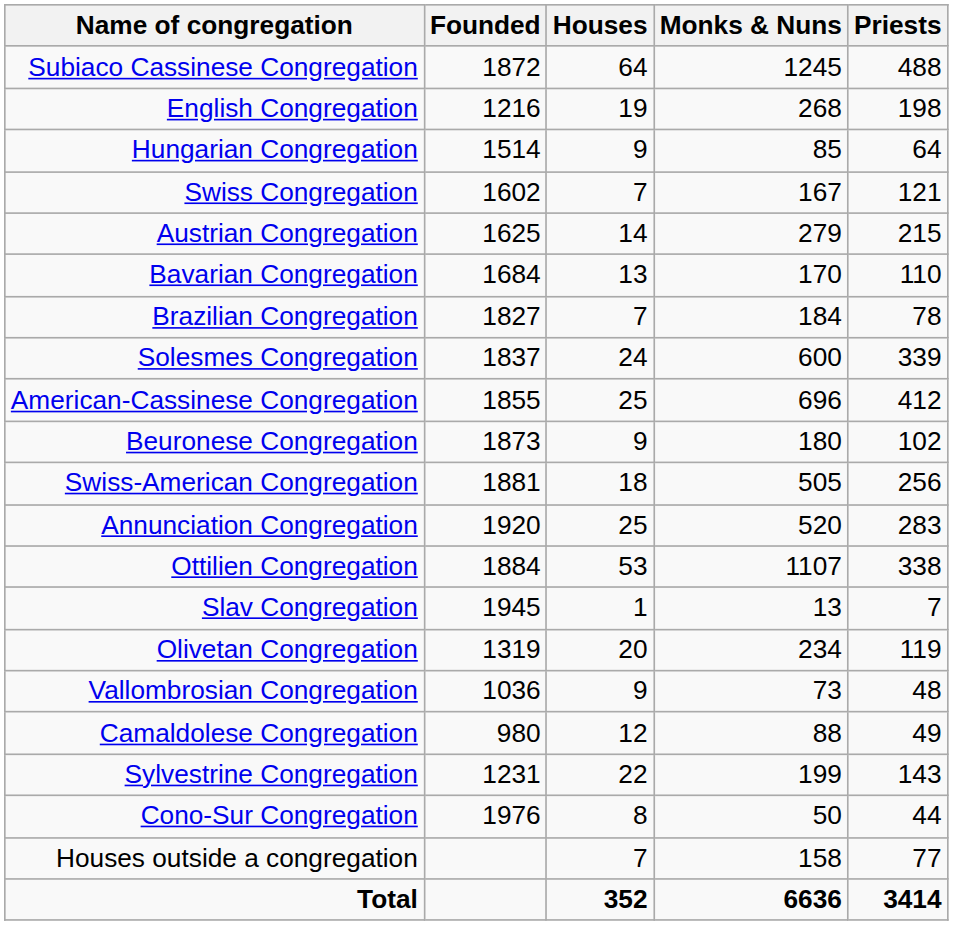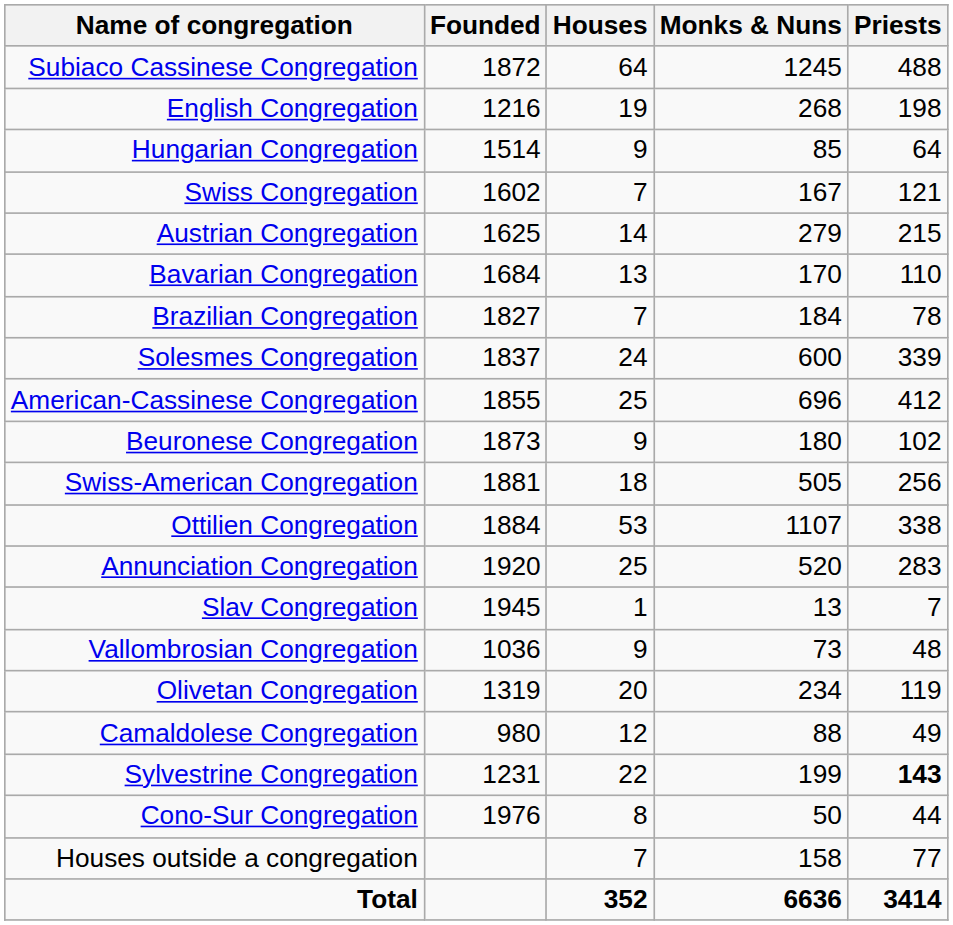rows swapped: (295, 566) <-> (260, 524)
rows swapped: (287, 649) <-> (253, 691)
(920, 774) normal -> (920, 774) bold
